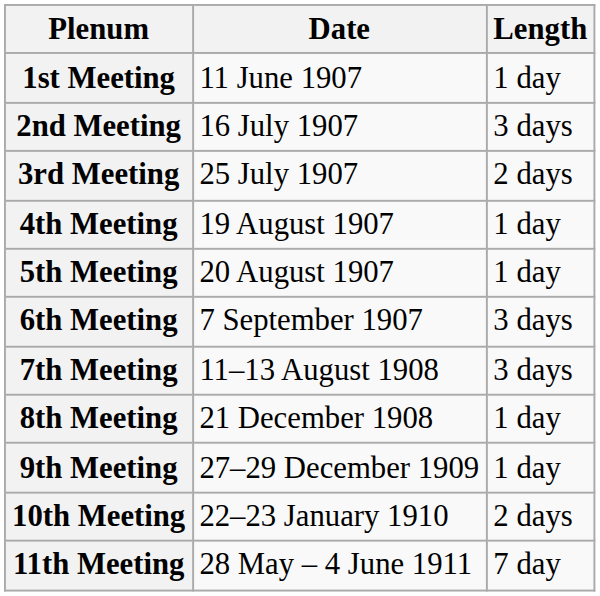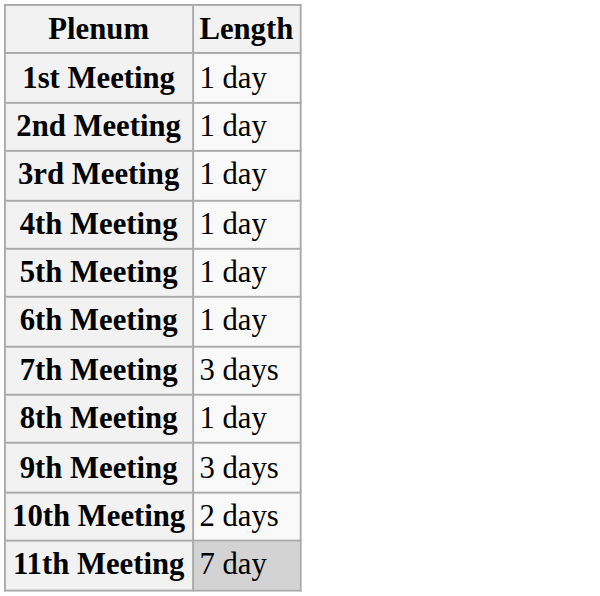- column: (339, 28)
(533, 126) 3 days -> (233, 126) 1 day
(533, 175) 2 days -> (233, 175) 1 day
(533, 321) 3 days -> (233, 321) 1 day
(527, 467) 1 day -> (239, 467) 3 days
(527, 564) no background -> (233, 564) lightgrey background
